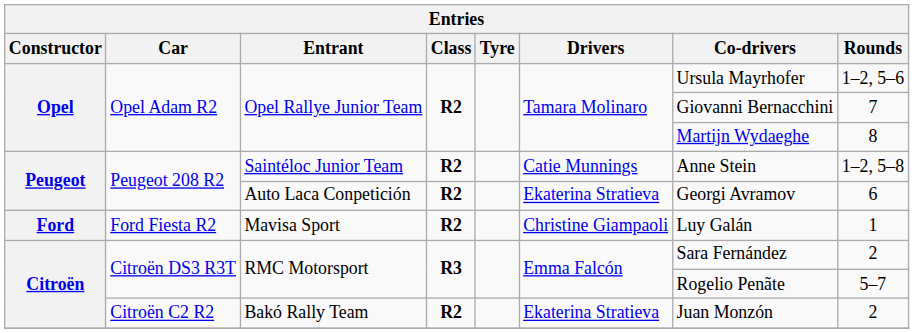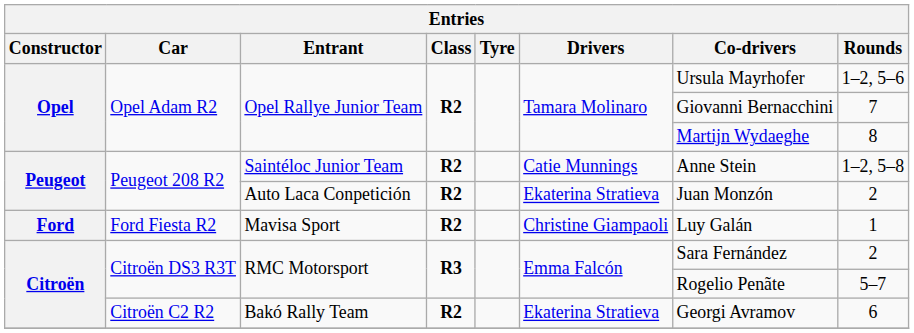(736, 195) Georgi Avramov -> (725, 195) Juan Monzón
(873, 195) 6 -> (873, 195) 2
(725, 312) Juan Monzón -> (736, 312) Georgi Avramov
(873, 312) 2 -> (873, 312) 6
